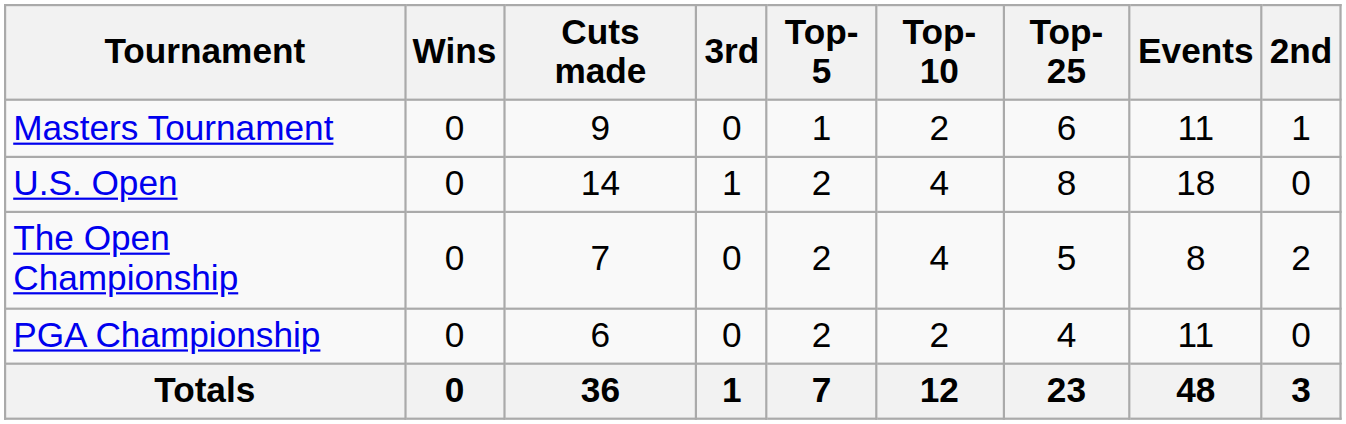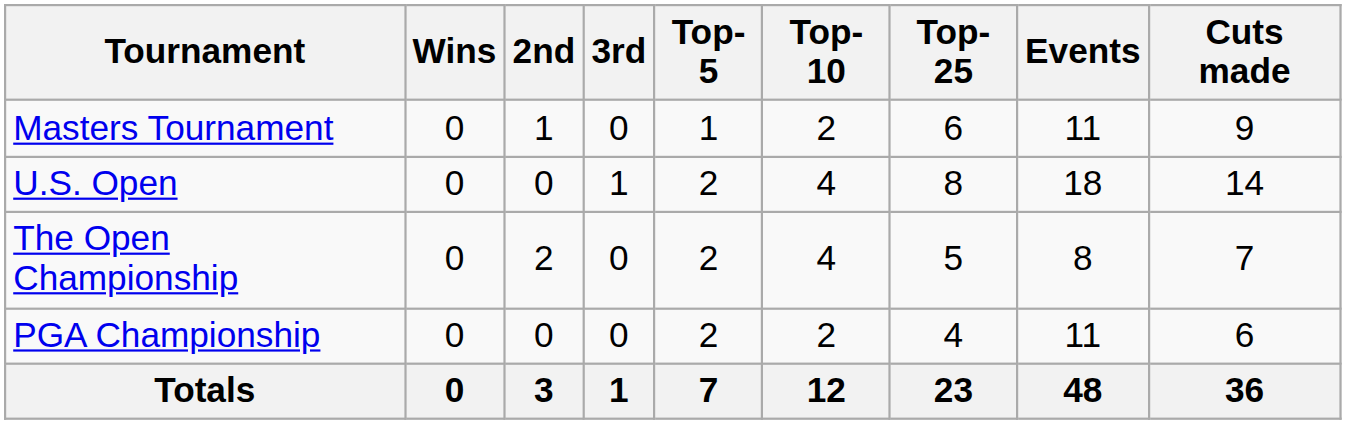columns swapped: (1301, 52) <-> (600, 52)
